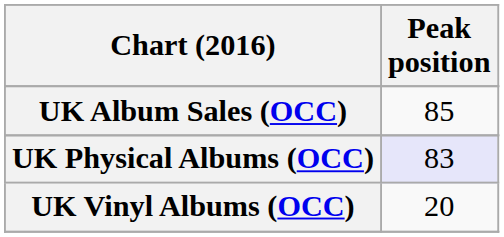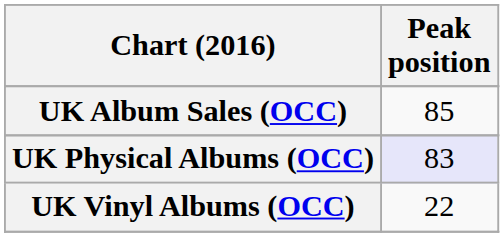(439, 206) 20 -> (439, 206) 22
